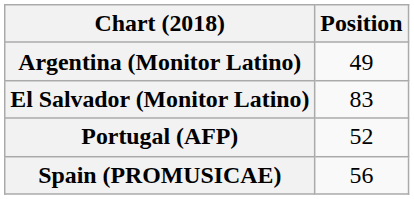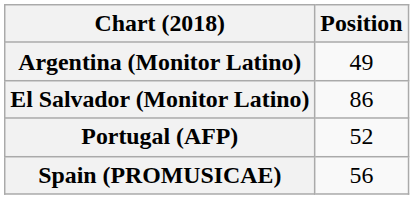(361, 99) 83 -> (361, 99) 86
